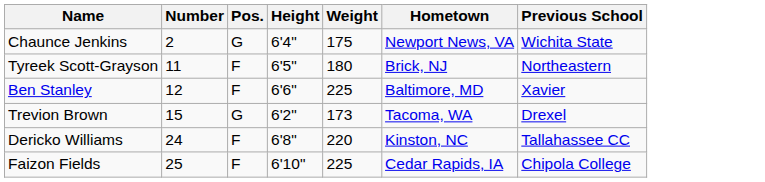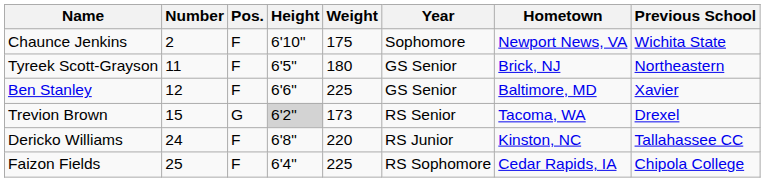+ column: (438, 16)
(237, 41) G -> (236, 41) F
(284, 41) 6'4" -> (288, 41) 6'10"
(284, 115) no background -> (284, 115) lightgrey background
(288, 164) 6'10" -> (284, 164) 6'4"
